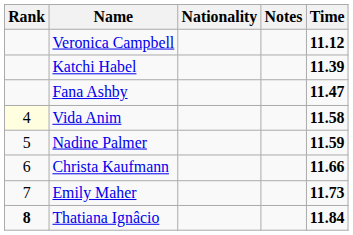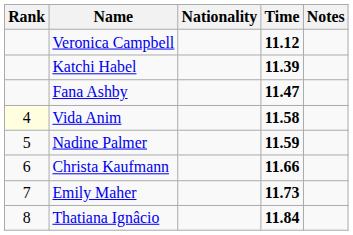columns swapped: (327, 17) <-> (283, 17)
(27, 218) bold -> (27, 218) normal
